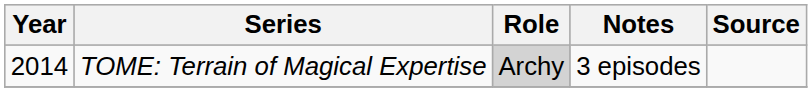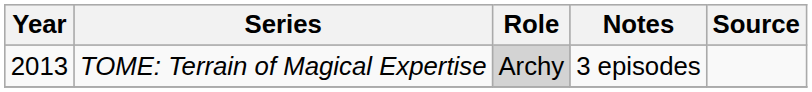(39, 65) 2014 -> (39, 65) 2013
